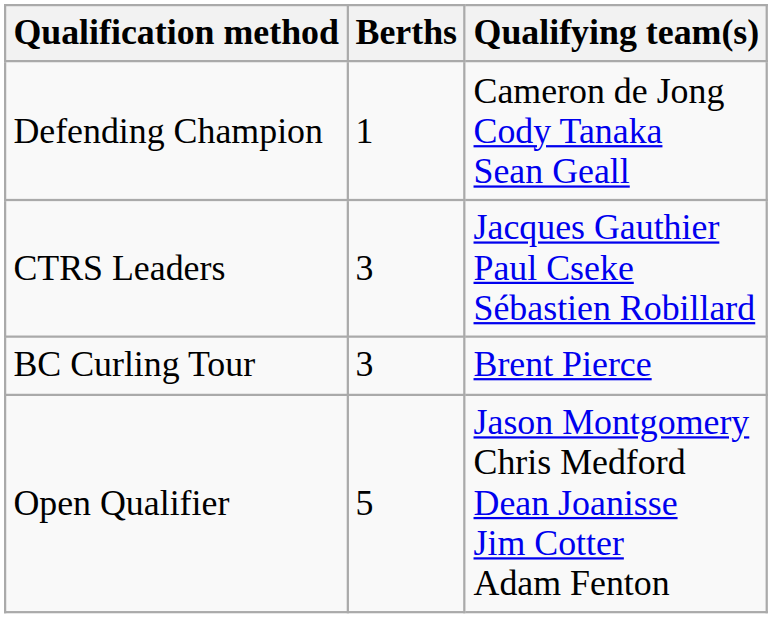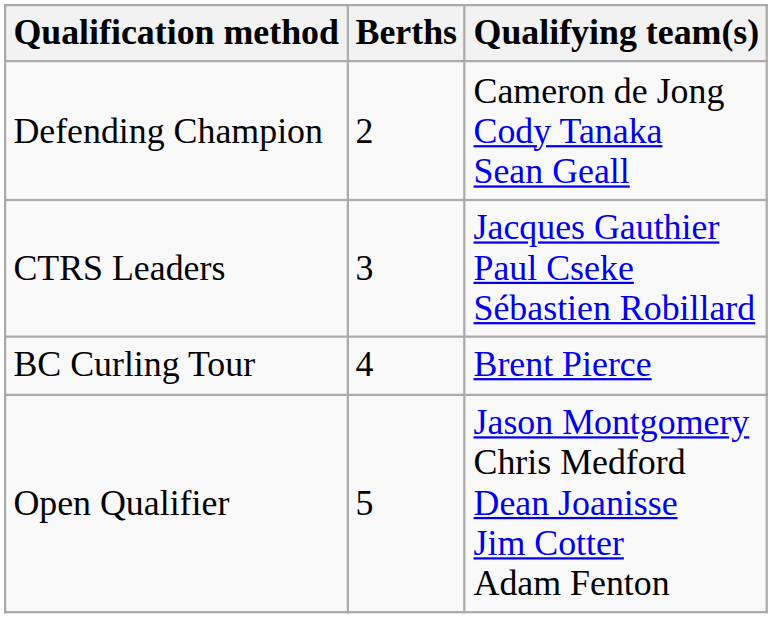(364, 130) 1 -> (364, 130) 2
(364, 364) 3 -> (364, 364) 4
